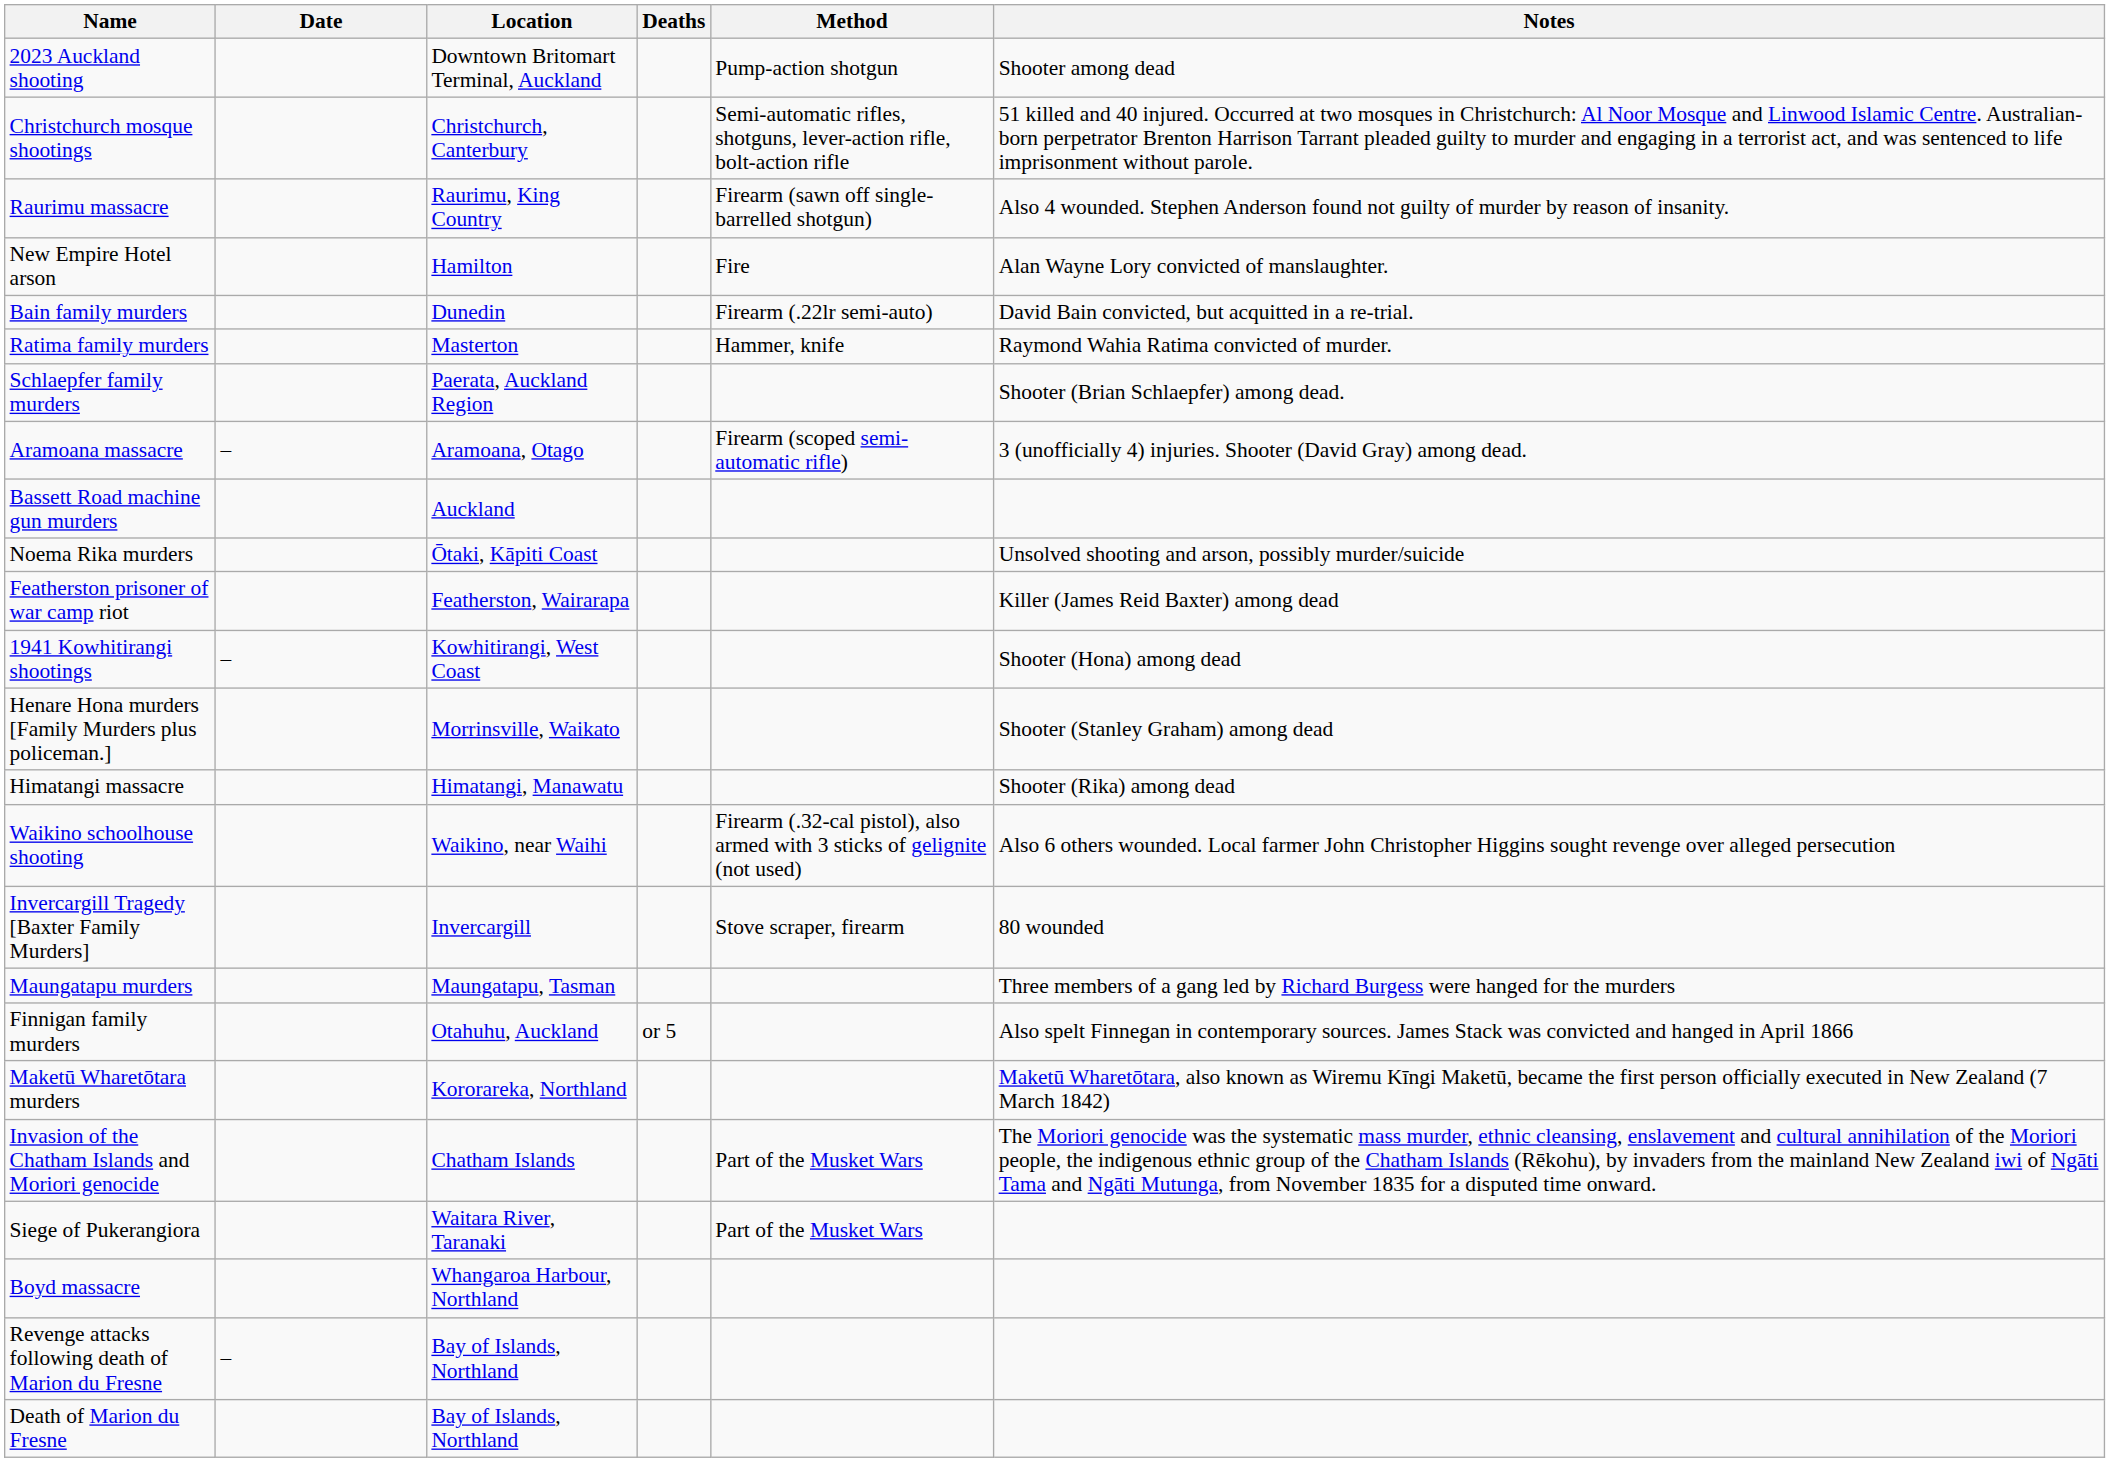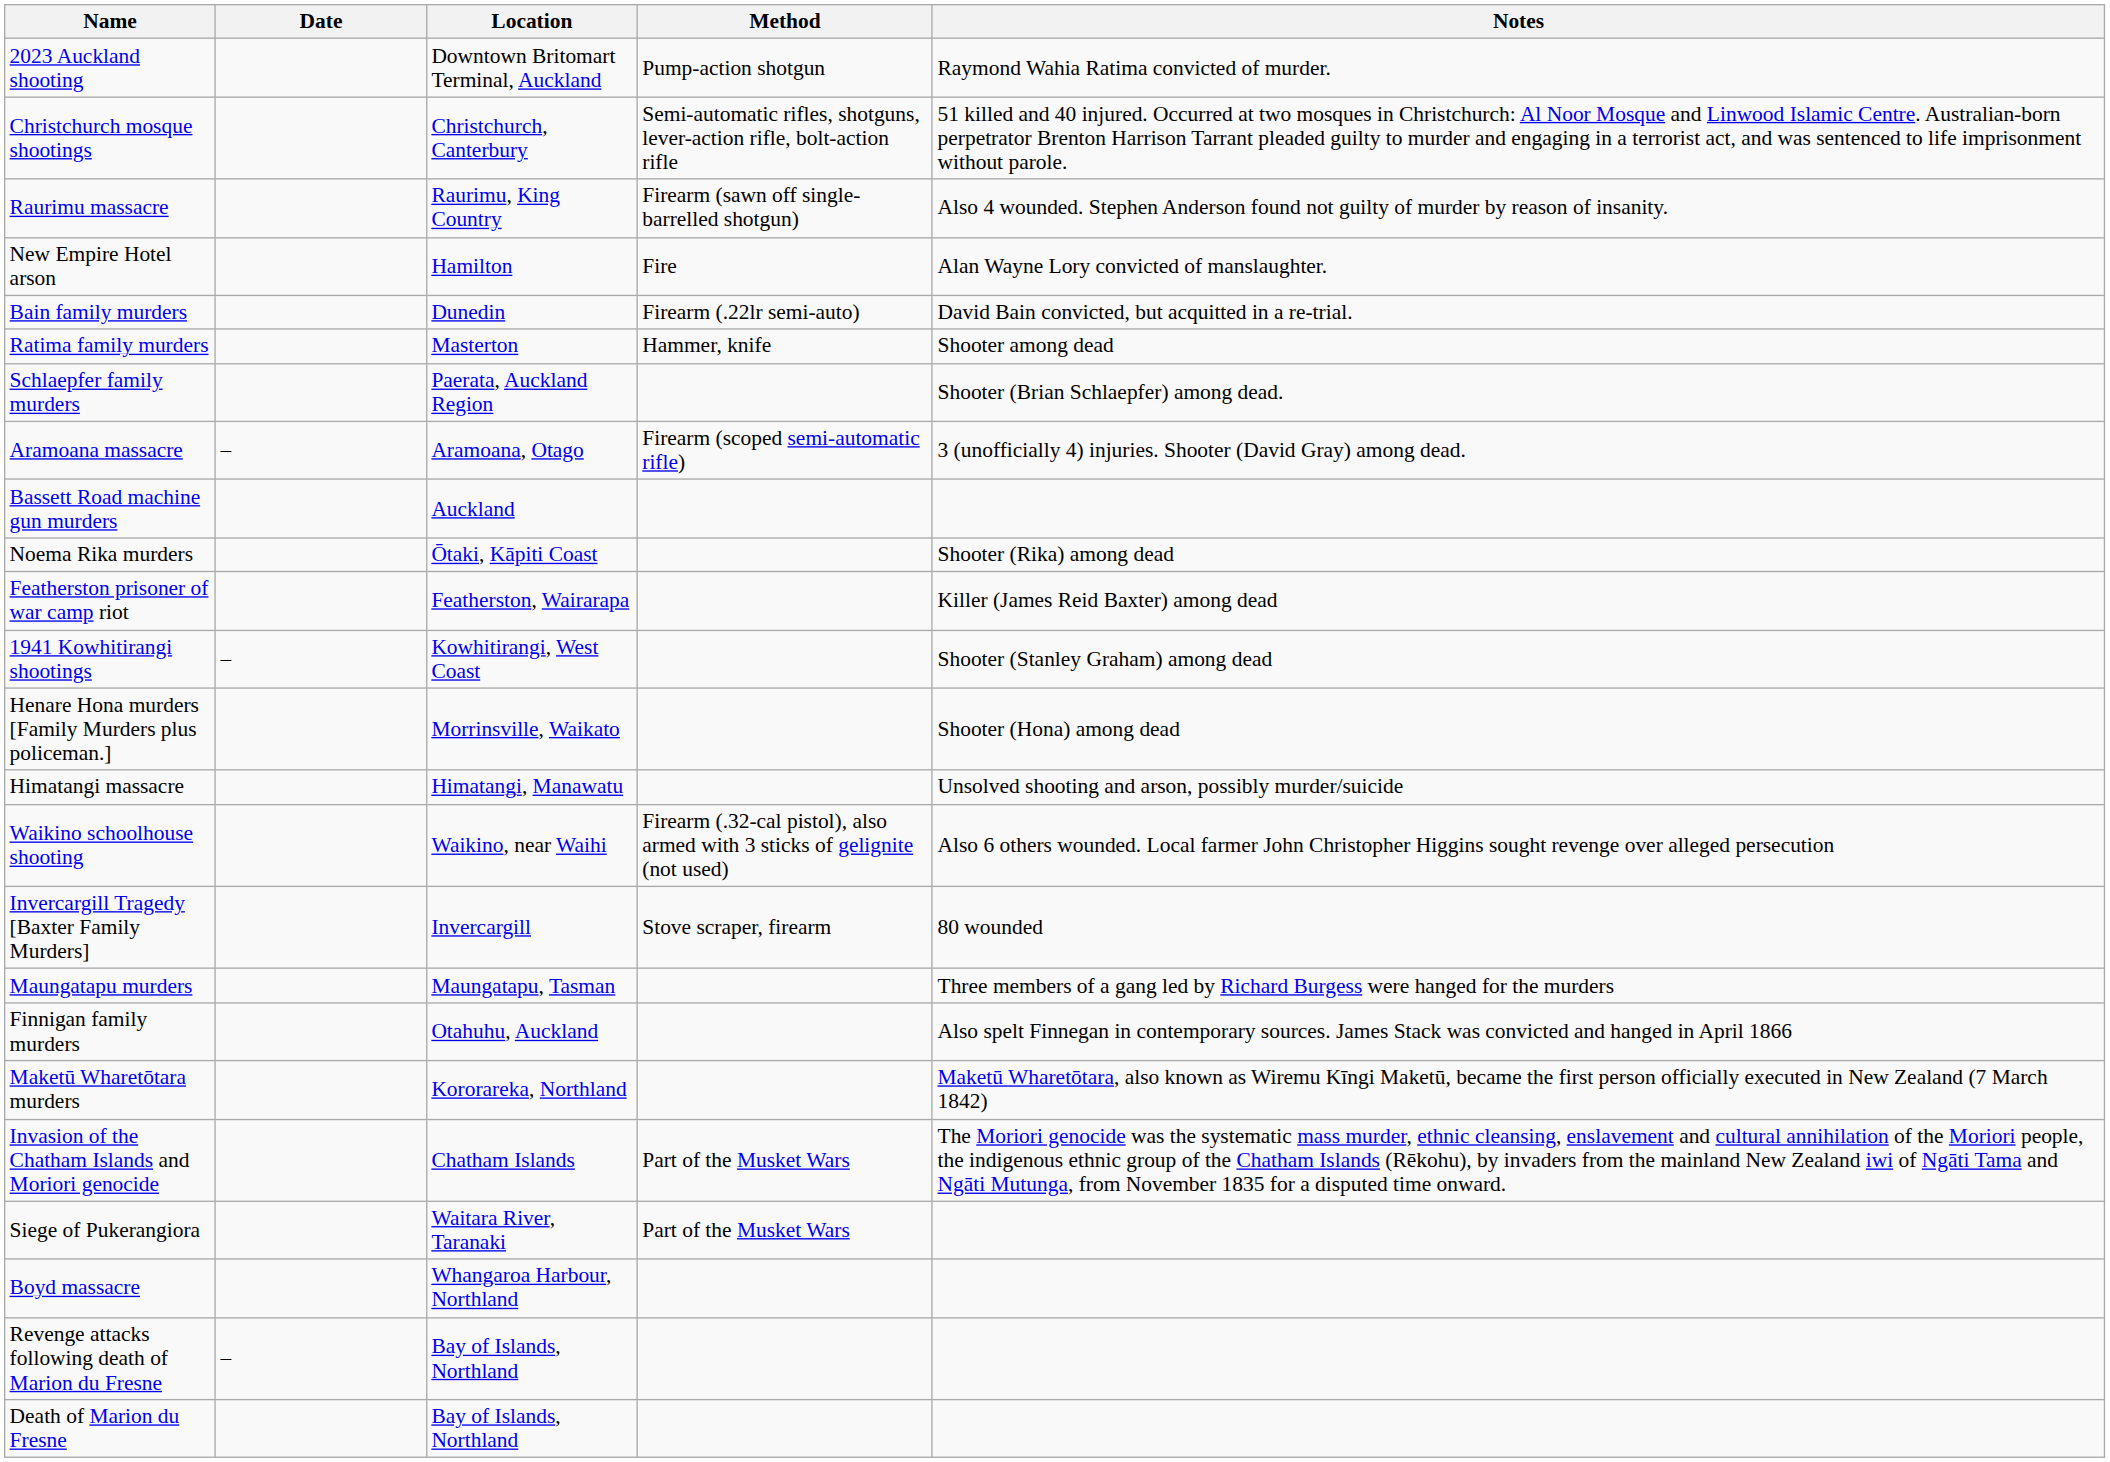- column: (674, 21)
(1087, 67) Shooter among dead -> (1134, 67) Raymond Wahia Ratima convicted of murder.
(1195, 346) Raymond Wahia Ratima convicted of murder. -> (1026, 346) Shooter among dead
(1231, 554) Unsolved shooting and arson, possibly murder/suicide -> (1056, 554) Shooter (Rika) among dead
(1120, 658) Shooter (Hona) among dead -> (1105, 658) Shooter (Stanley Graham) among dead
(1166, 728) Shooter (Stanley Graham) among dead -> (1059, 728) Shooter (Hona) among dead
(1117, 786) Shooter (Rika) among dead -> (1170, 786) Unsolved shooting and arson, possibly murder/suicide
